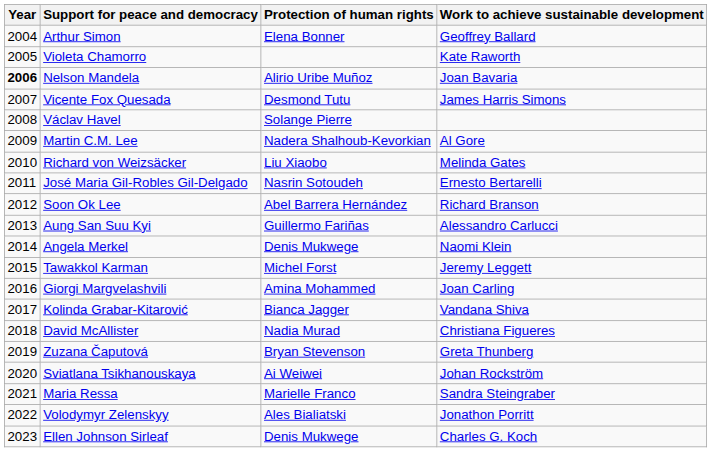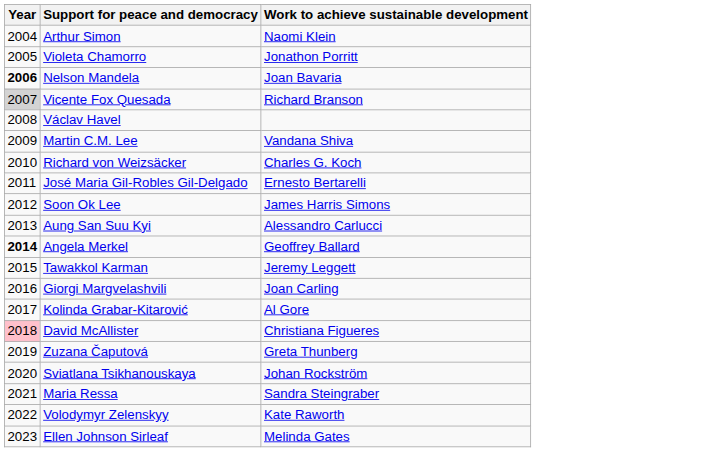- column: (349, 15)
(488, 36) Geoffrey Ballard -> (300, 36) Naomi Klein
(480, 57) Kate Raworth -> (311, 57) Jonathon Porritt
(22, 99) no background -> (22, 99) lightgrey background
(503, 99) James Harris Simons -> (313, 99) Richard Branson
(462, 141) Al Gore -> (309, 141) Vandana Shiva
(483, 162) Melinda Gates -> (313, 162) Charles G. Koch
(489, 204) Richard Branson -> (327, 204) James Harris Simons
(22, 246) normal -> (22, 246) bold
(476, 246) Naomi Klein -> (312, 246) Geoffrey Ballard
(484, 309) Vandana Shiva -> (287, 309) Al Gore
(22, 330) no background -> (22, 330) pink background
(487, 415) Jonathon Porritt -> (304, 415) Kate Raworth
(489, 436) Charles G. Koch -> (307, 436) Melinda Gates
